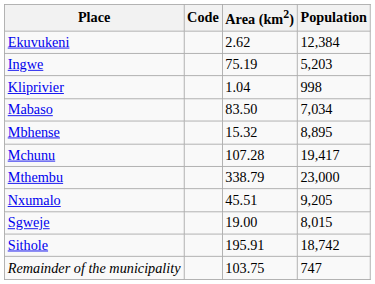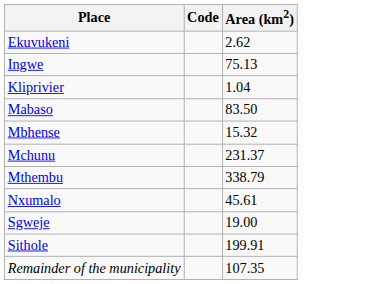- column: (334, 17)
(241, 64) 75.19 -> (241, 64) 75.13
(245, 155) 107.28 -> (245, 155) 231.37
(241, 200) 45.51 -> (241, 200) 45.61
(245, 245) 195.91 -> (245, 245) 199.91
(245, 268) 103.75 -> (245, 268) 107.35
